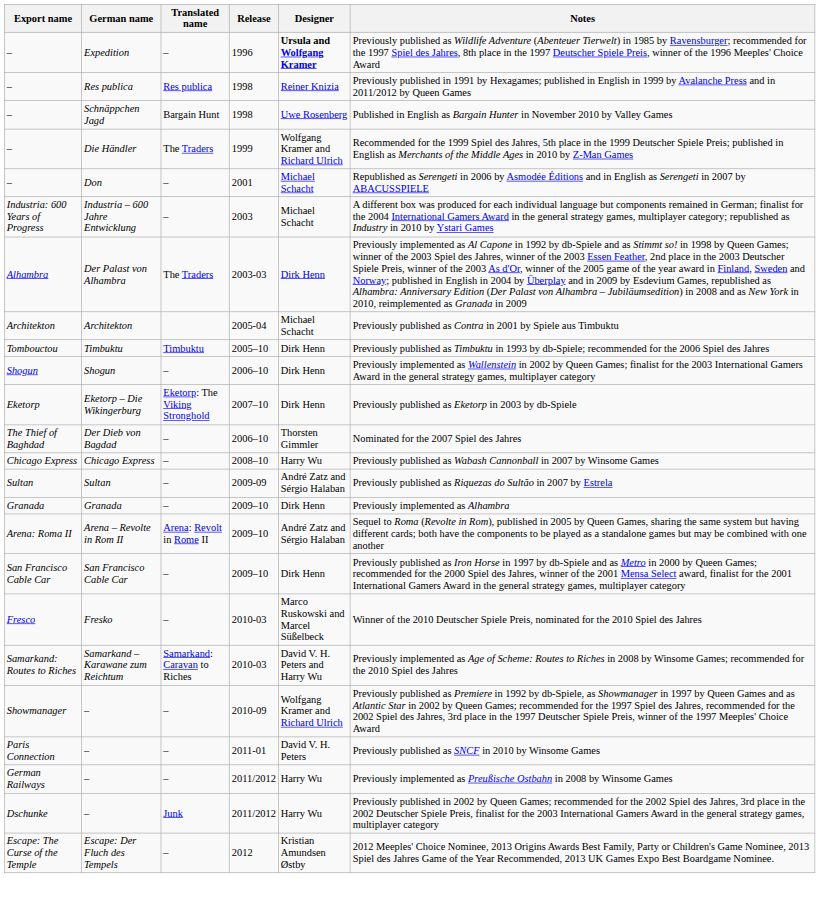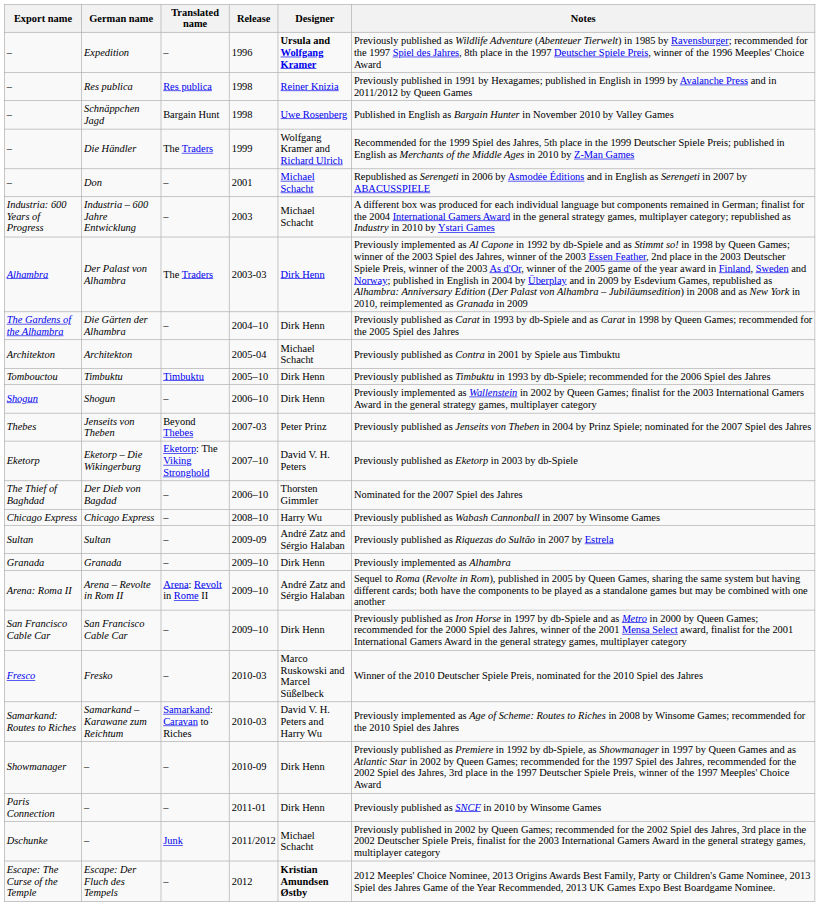+ row: (39, 326)
+ row: (21, 427)
(303, 404) Dirk Henn -> (305, 461) David V. H. Peters
(312, 711) Wolfgang Kramer and Richard Ulrich -> (303, 767) Dirk Henn
(305, 751) David V. H. Peters -> (303, 807) Dirk Henn
- row: (26, 779)
(301, 813) Harry Wu -> (298, 841) Michael Schacht
(303, 853) normal -> (305, 881) bold
